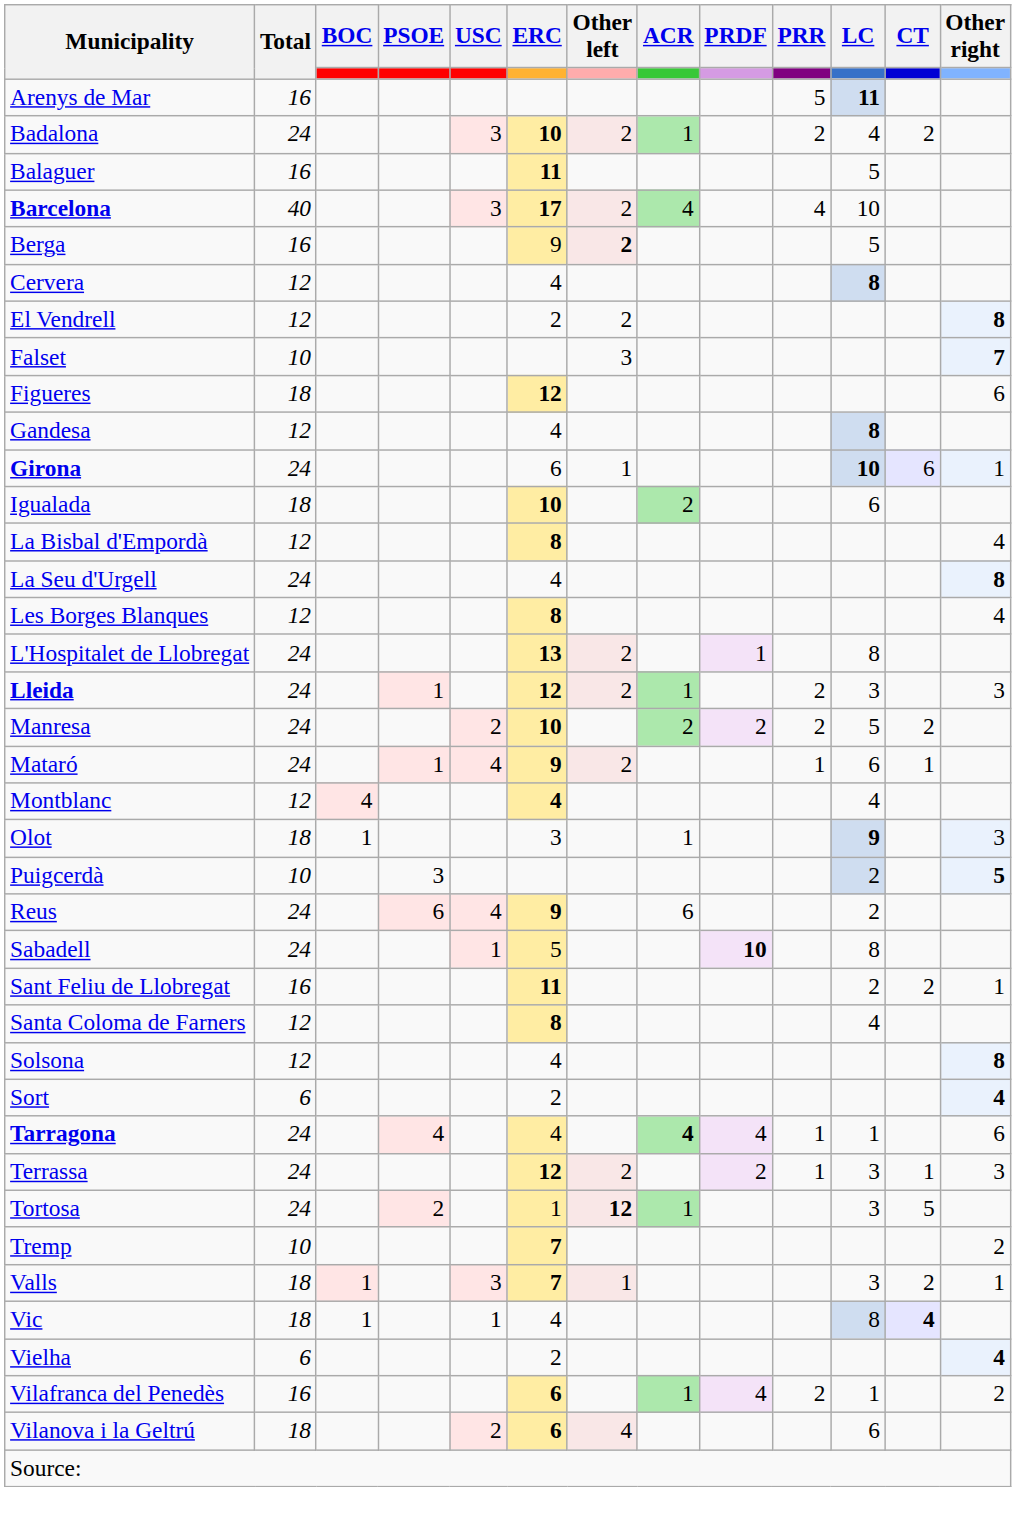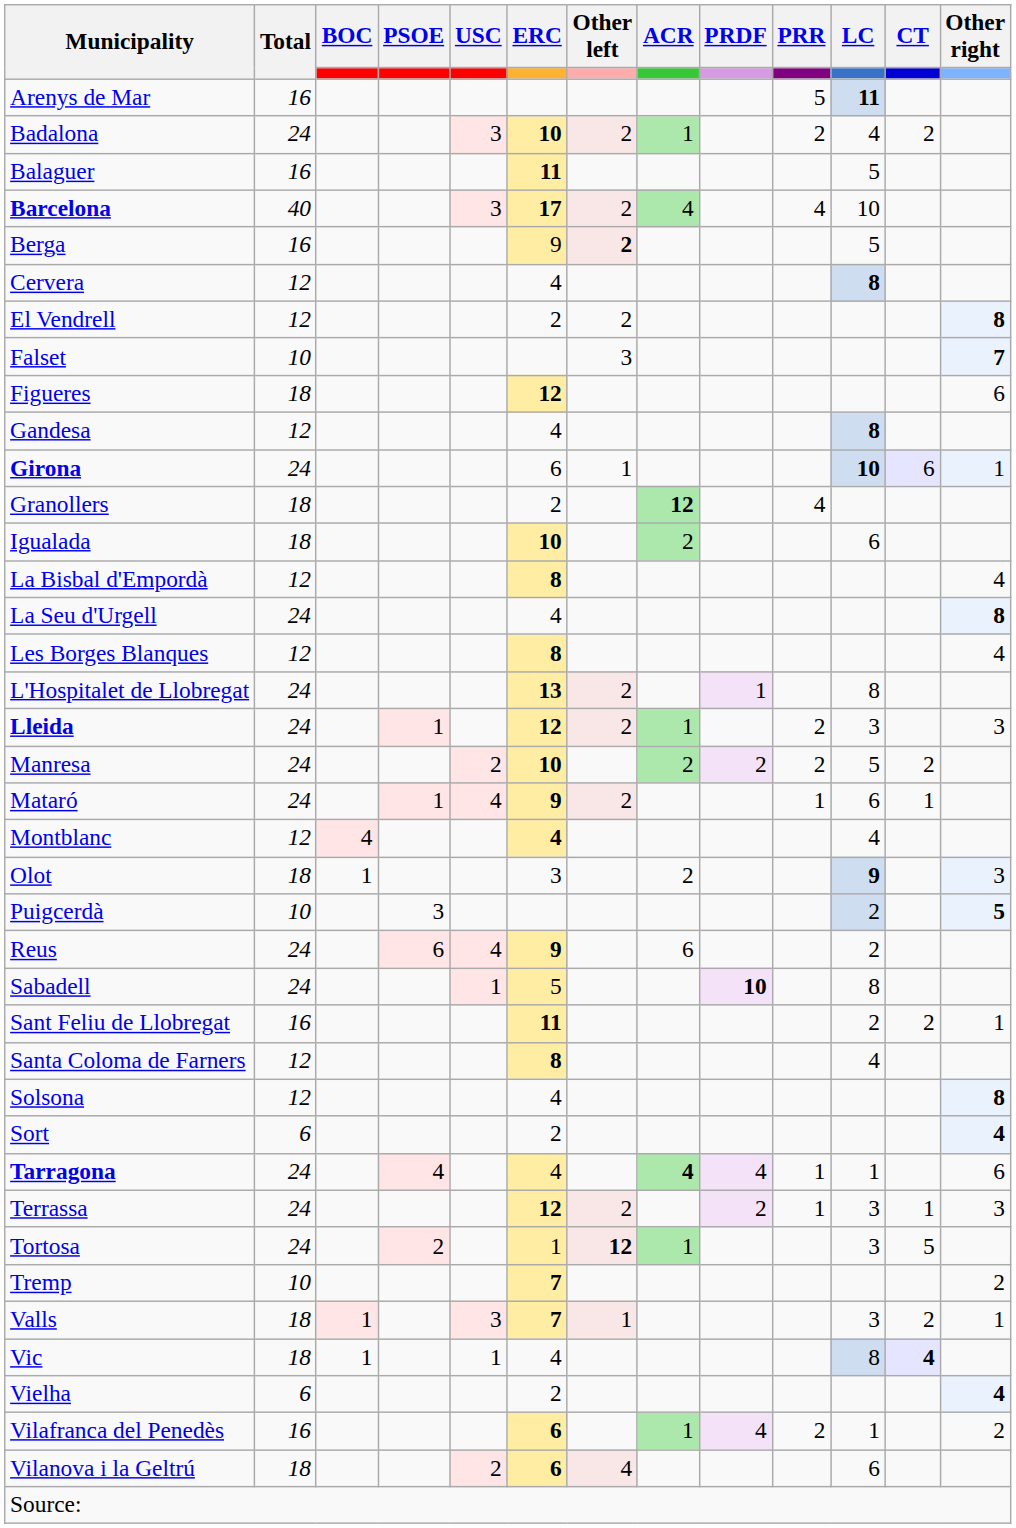+ row: (59, 504)
(688, 838) 1 -> (688, 875) 2
